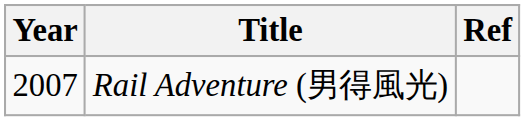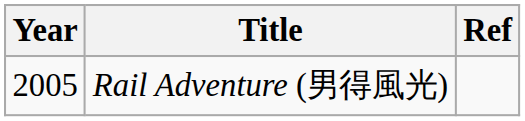(45, 85) 2007 -> (45, 85) 2005
